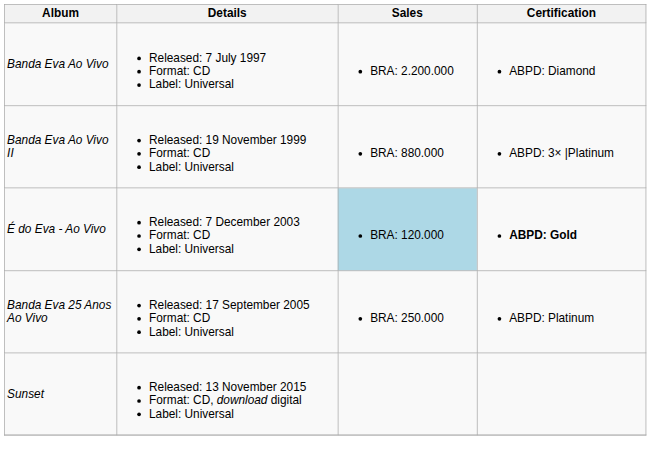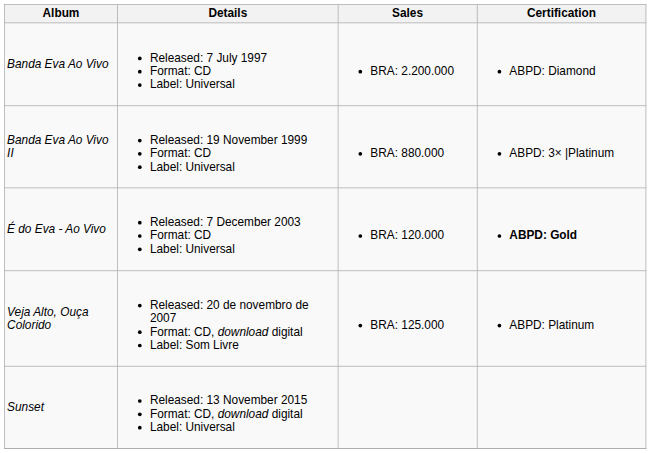(407, 236) lightblue background -> (408, 236) no background
- row: (59, 311)
+ row: (48, 318)
